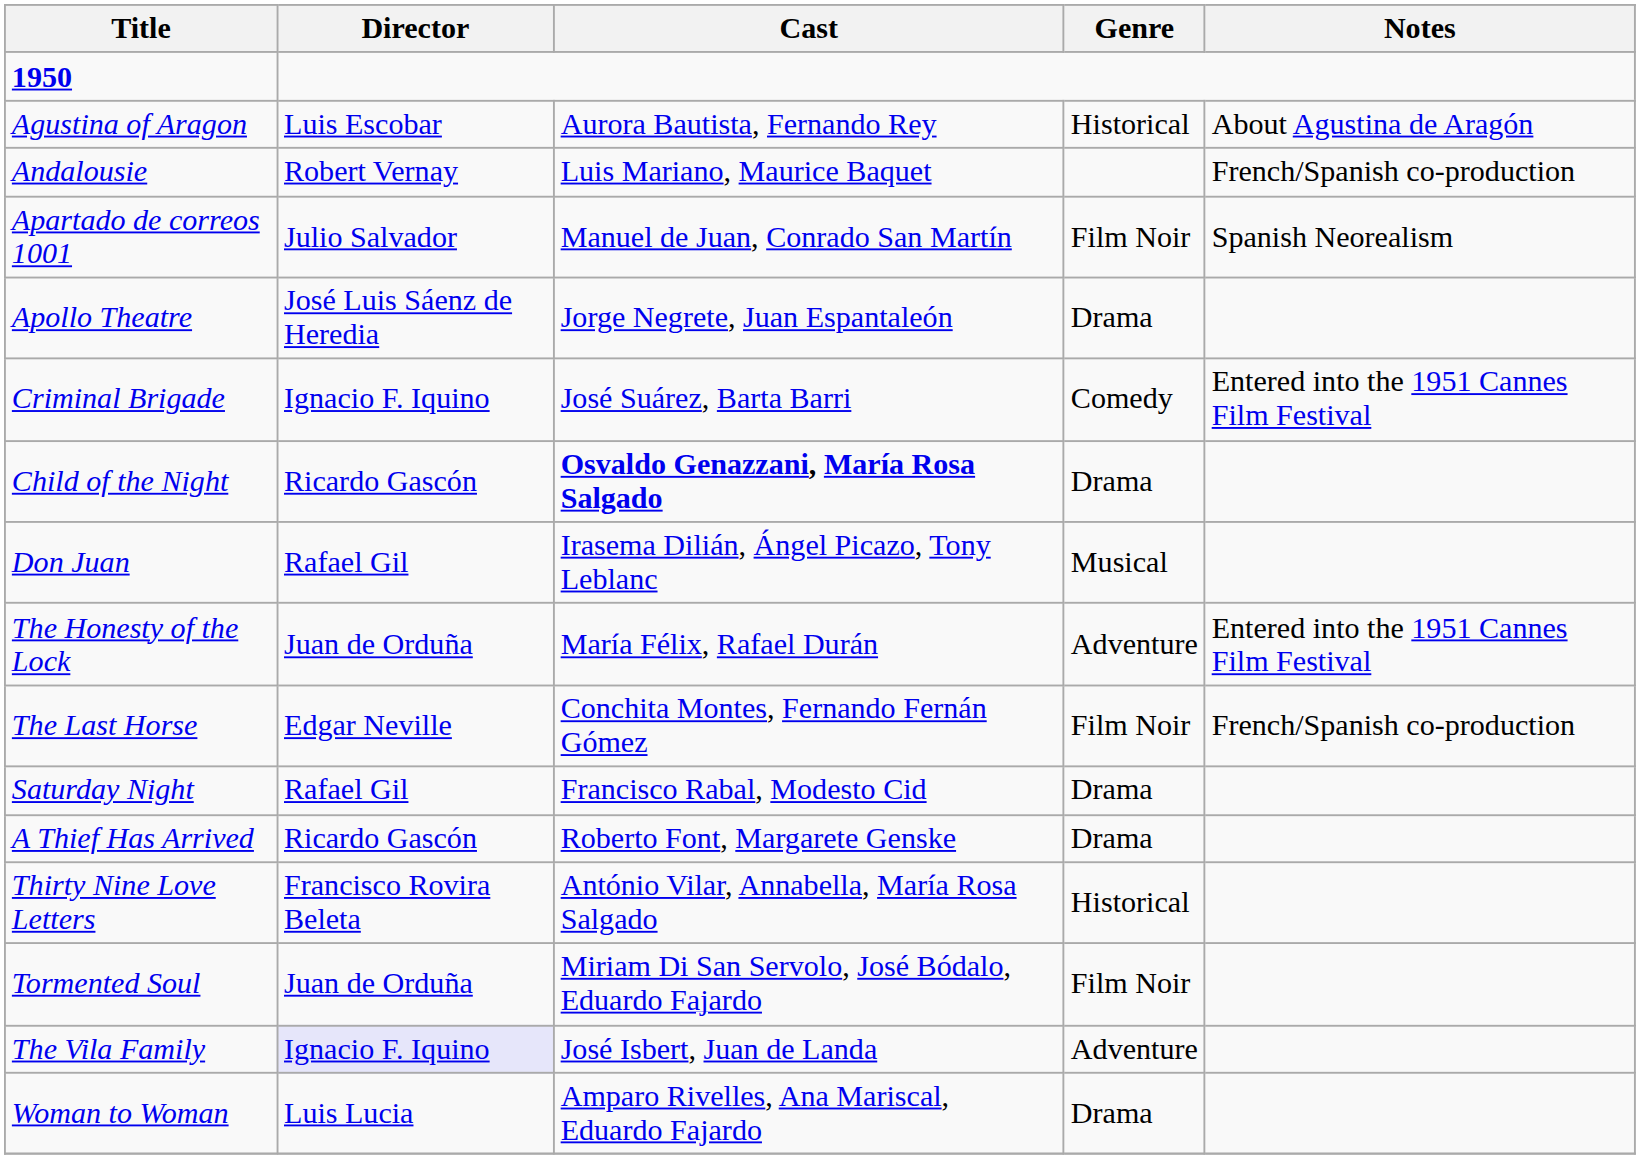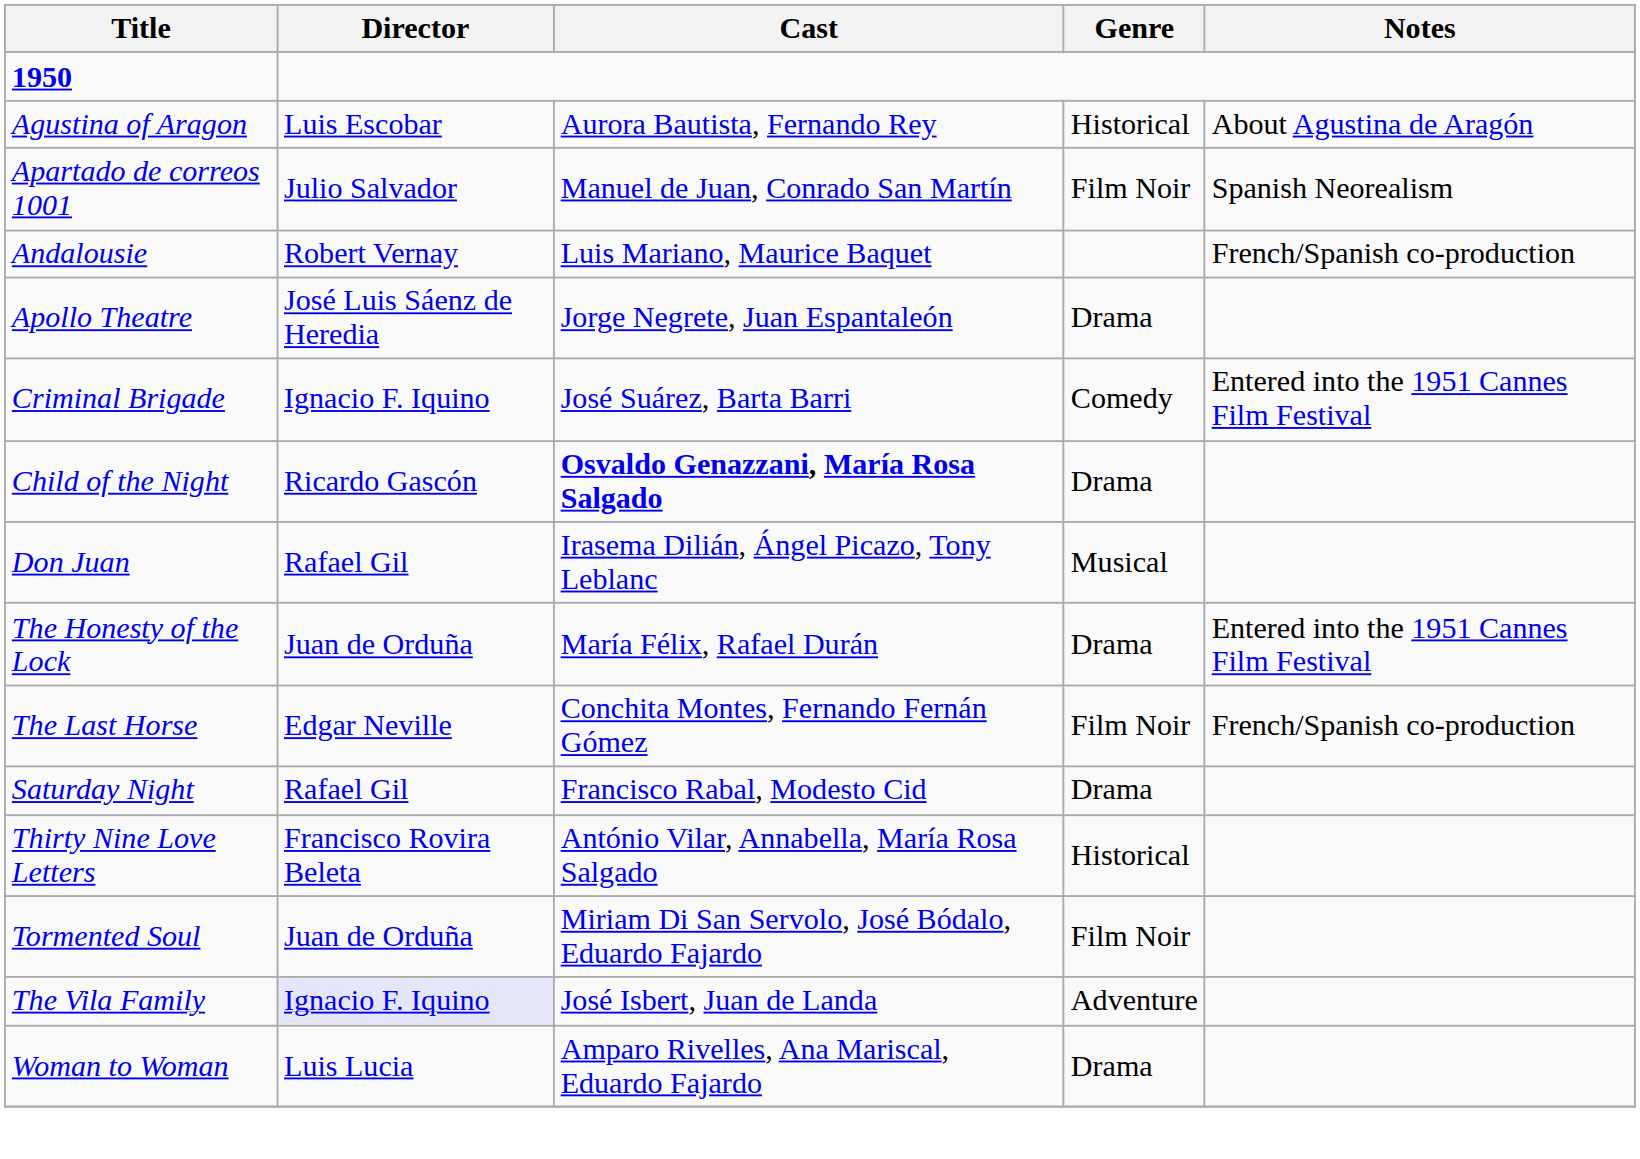rows swapped: (80, 171) <-> (136, 236)
(1134, 643) Adventure -> (1112, 643) Drama
- row: (133, 837)
